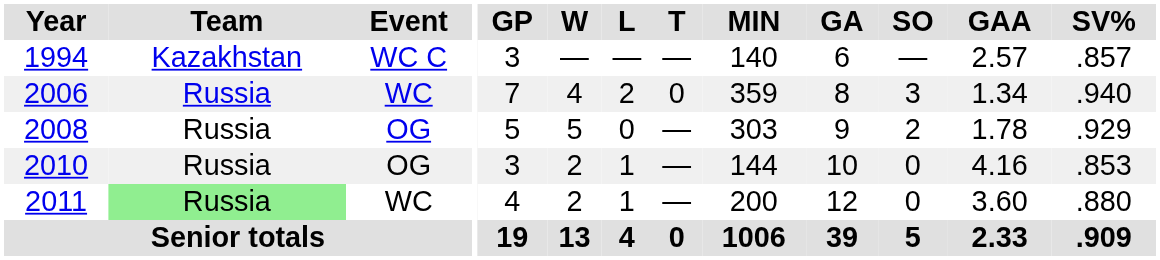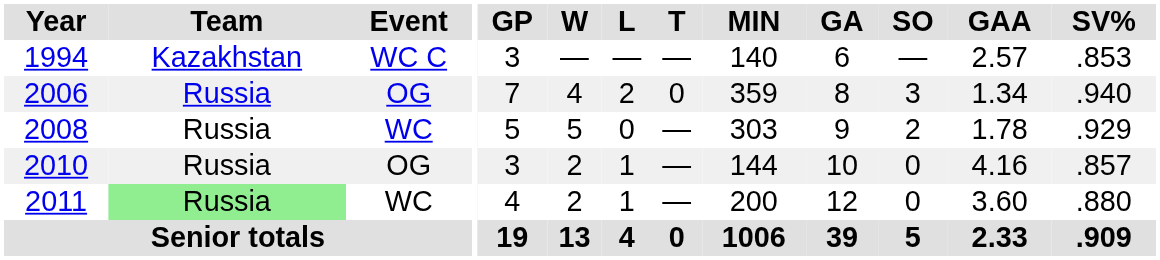(1104, 57) .857 -> (1104, 57) .853
(409, 93) WC -> (409, 93) OG
(409, 129) OG -> (409, 129) WC
(1104, 165) .853 -> (1104, 165) .857
